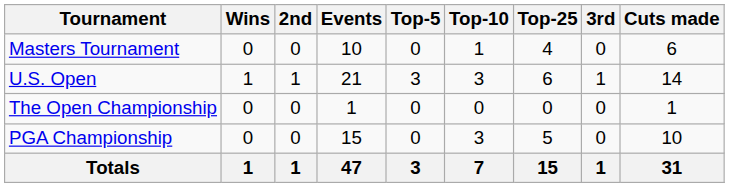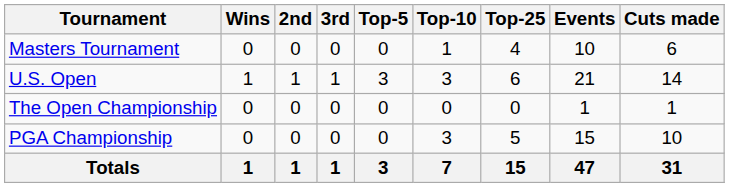columns swapped: (601, 19) <-> (351, 19)
